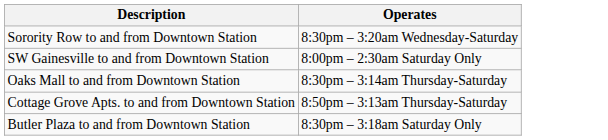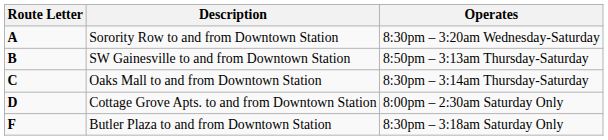+ column: (45, 15)
(392, 59) 8:00pm – 2:30am Saturday Only -> (486, 59) 8:50pm – 3:13am Thursday-Saturday
(404, 102) 8:50pm – 3:13am Thursday-Saturday -> (473, 102) 8:00pm – 2:30am Saturday Only
